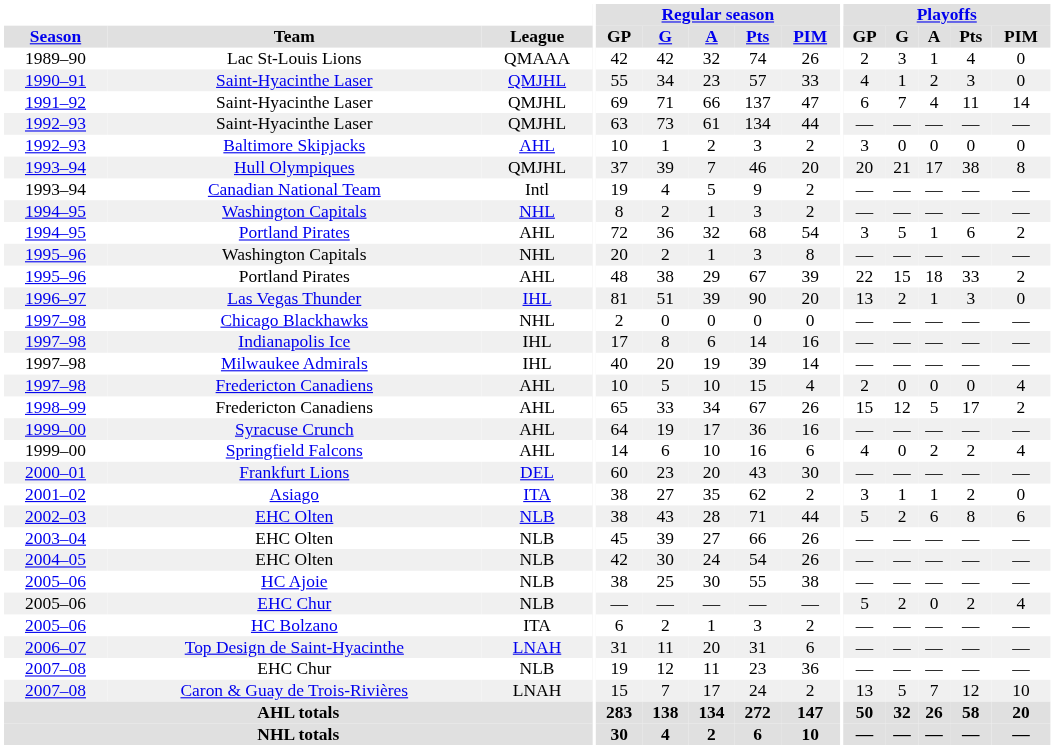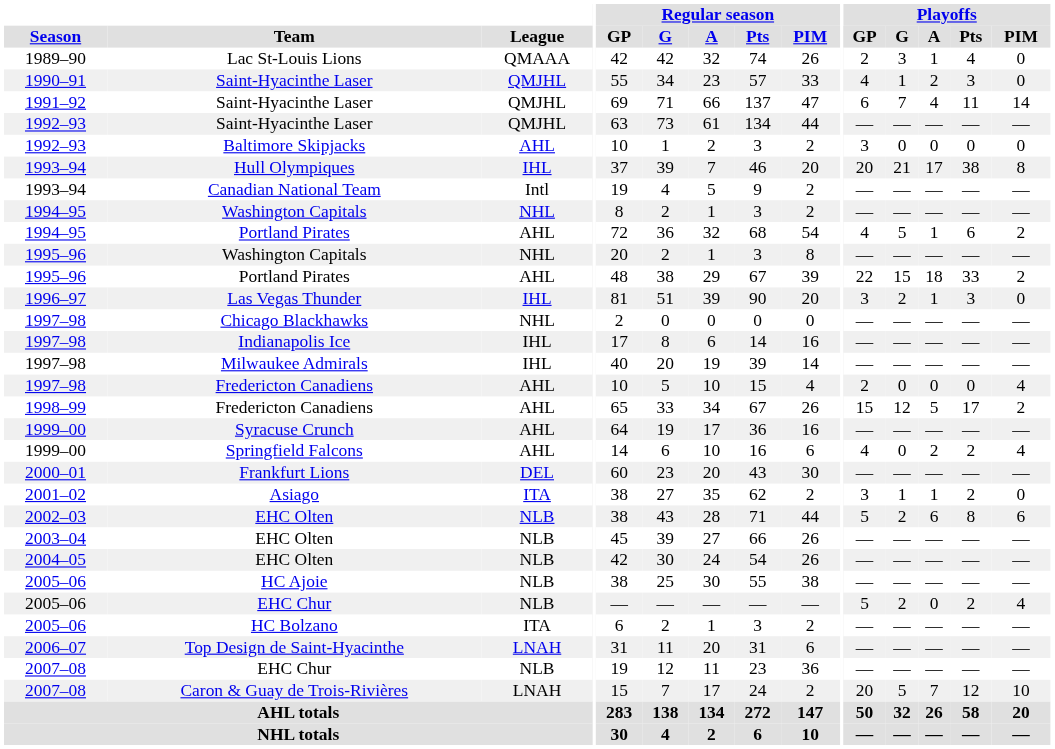(537, 167) QMJHL -> (537, 167) IHL
(865, 232) 3 -> (865, 232) 4
(865, 298) 13 -> (865, 298) 3
(865, 690) 13 -> (865, 690) 20
